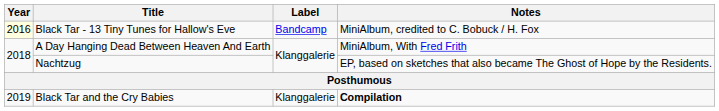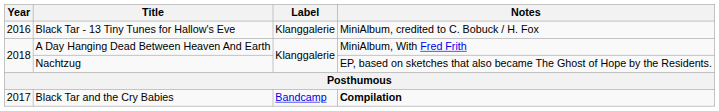(19, 30) lightyellow background -> (19, 30) no background
(301, 30) Bandcamp -> (305, 30) Klanggalerie
(19, 98) 2019 -> (19, 98) 2017
(305, 98) Klanggalerie -> (301, 98) Bandcamp
